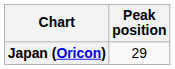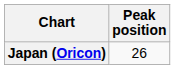(139, 53) 29 -> (139, 53) 26
